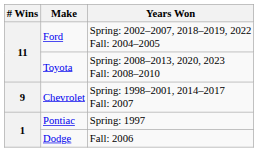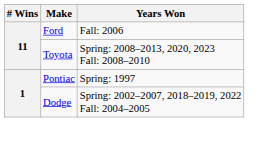(171, 37) Spring: 2002–2007, 2018–2019, 2022 Fall: 2004–2005 -> (102, 31) Fall: 2006
- row: (64, 97)
(112, 138) Fall: 2006 -> (161, 102) Spring: 2002–2007, 2018–2019, 2022 Fall: 2004–2005
